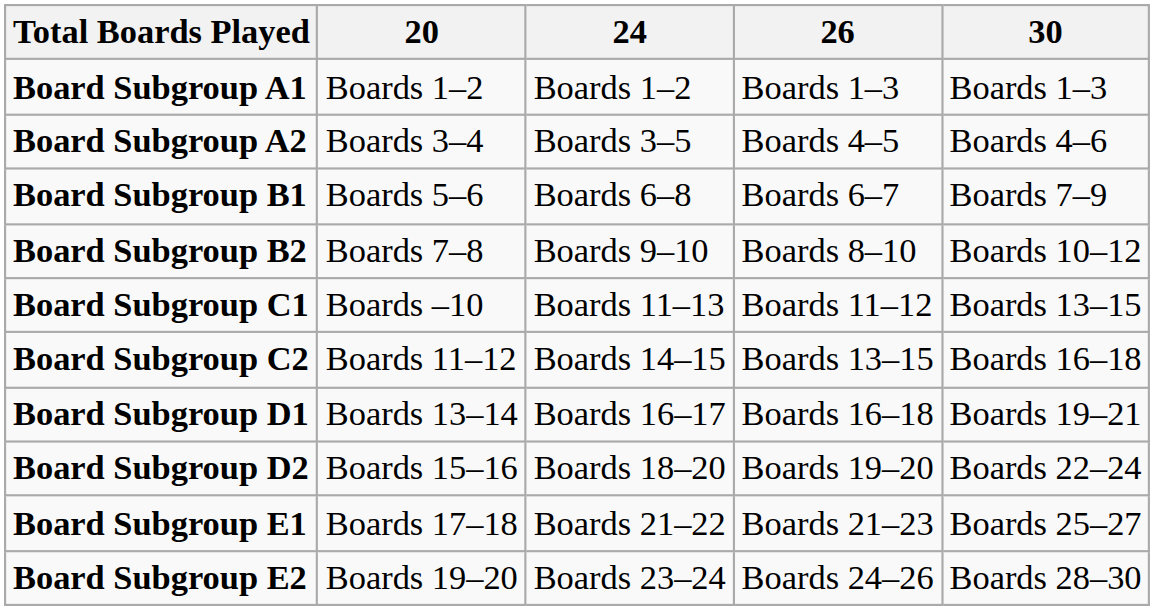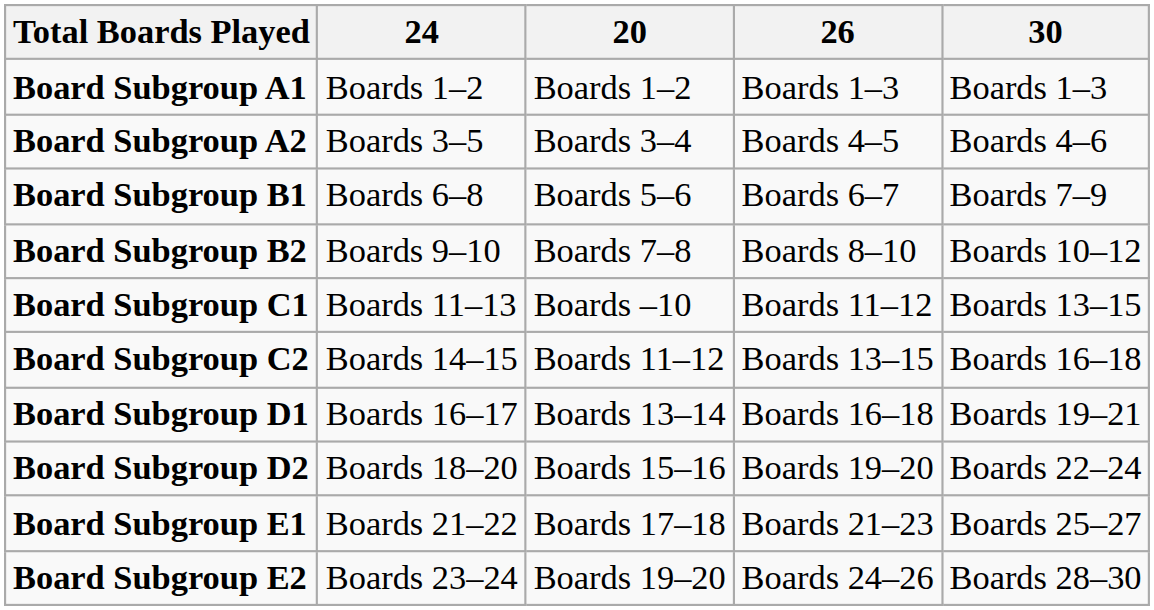columns swapped: (422, 31) <-> (630, 31)
